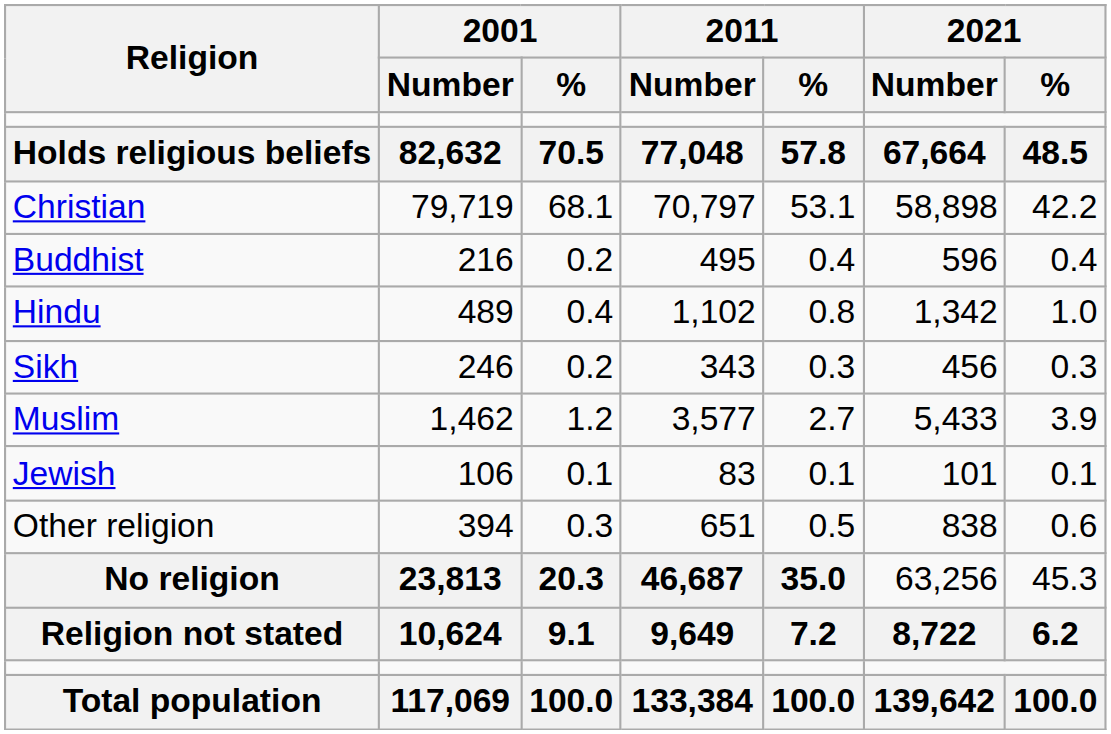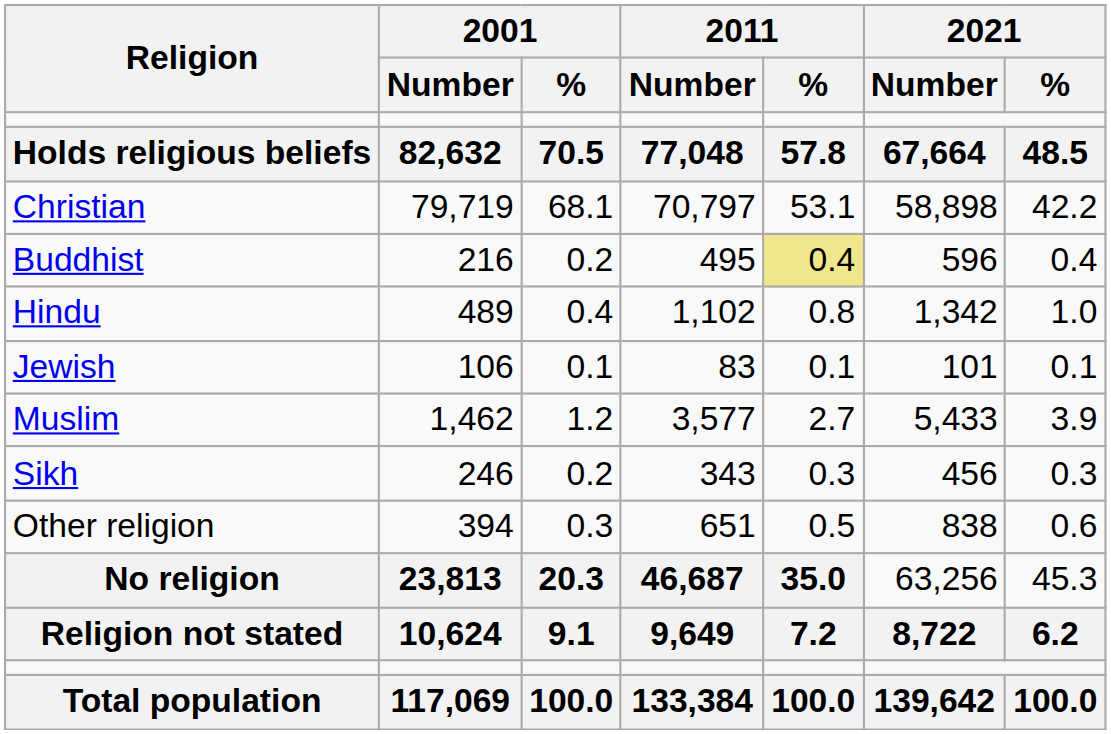(832, 259) no background -> (832, 259) khaki background
rows swapped: (64, 472) <-> (45, 366)
